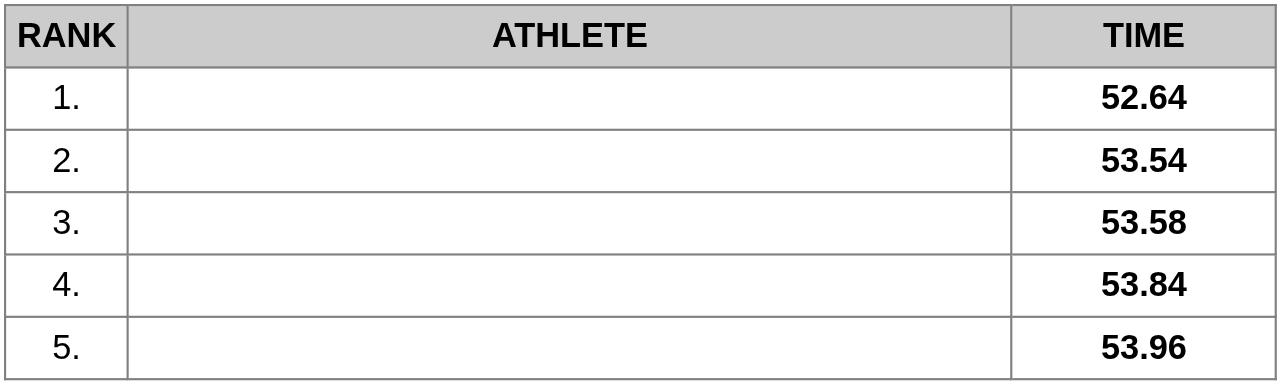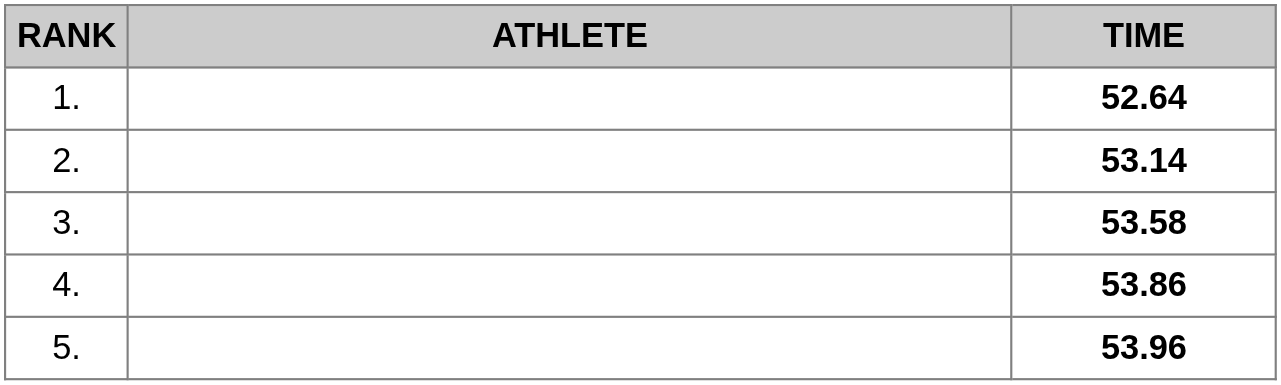(1144, 160) 53.54 -> (1144, 160) 53.14
(1144, 285) 53.84 -> (1144, 285) 53.86
